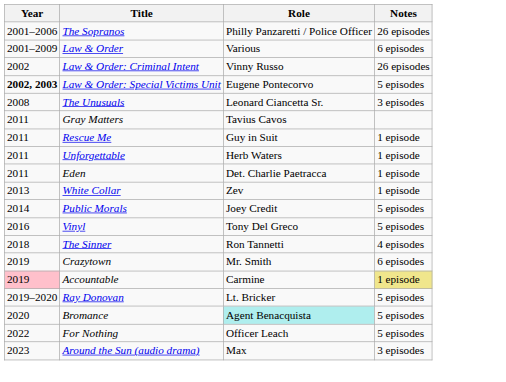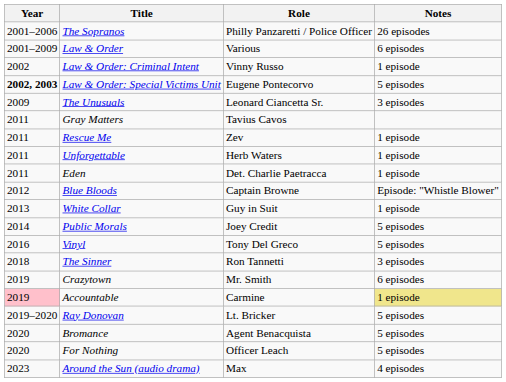(403, 66) 26 episodes -> (398, 66) 1 episode
(18, 102) 2008 -> (18, 102) 2009
(252, 137) Guy in Suit -> (235, 137) Zev
+ row: (90, 191)
(235, 191) Zev -> (252, 208) Guy in Suit
(401, 244) 4 episodes -> (401, 262) 3 episodes
(268, 315) paleturquoise background -> (268, 333) no background
(18, 333) 2022 -> (18, 350) 2020
(401, 350) 3 episodes -> (401, 368) 4 episodes
